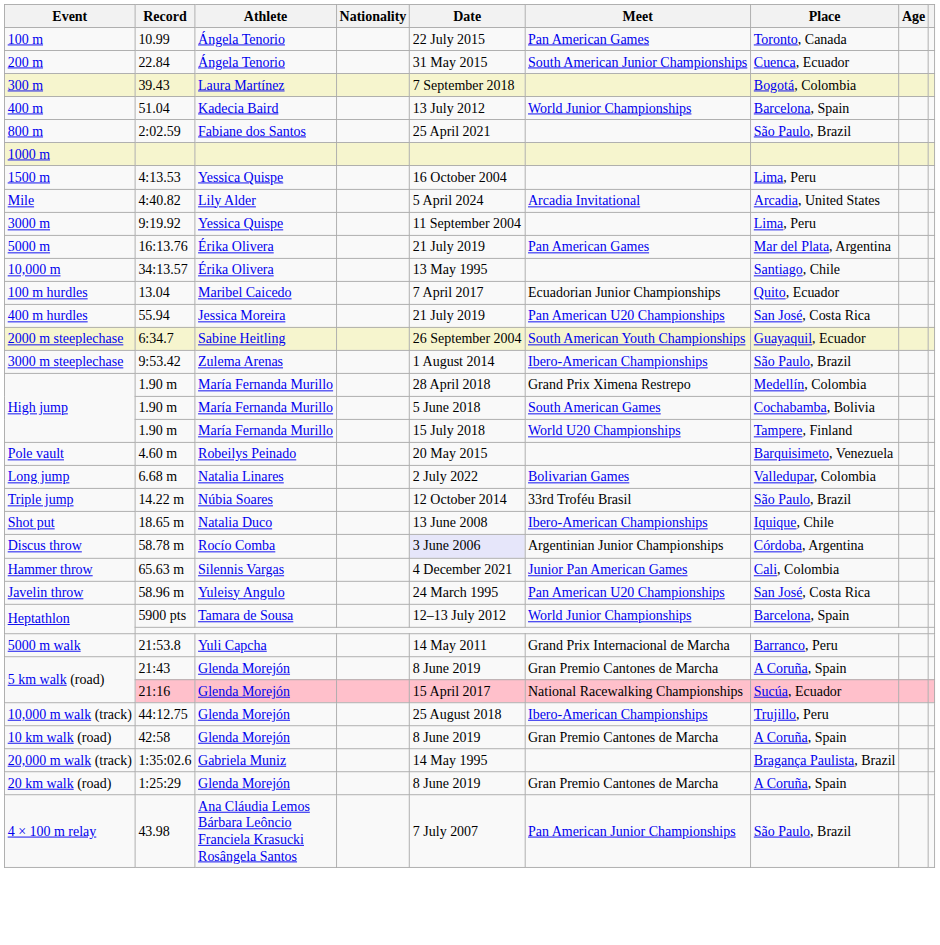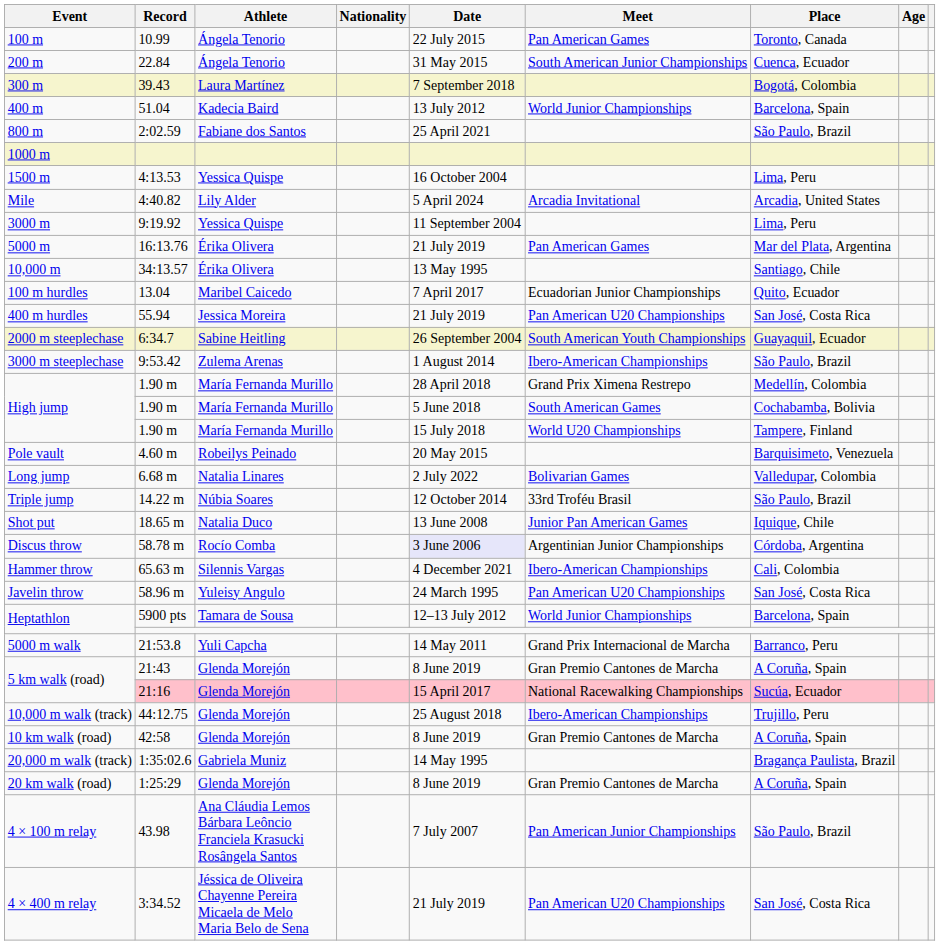(618, 523) Ibero-American Championships -> (608, 523) Junior Pan American Games
(608, 569) Junior Pan American Games -> (618, 569) Ibero-American Championships
+ row: (52, 904)
